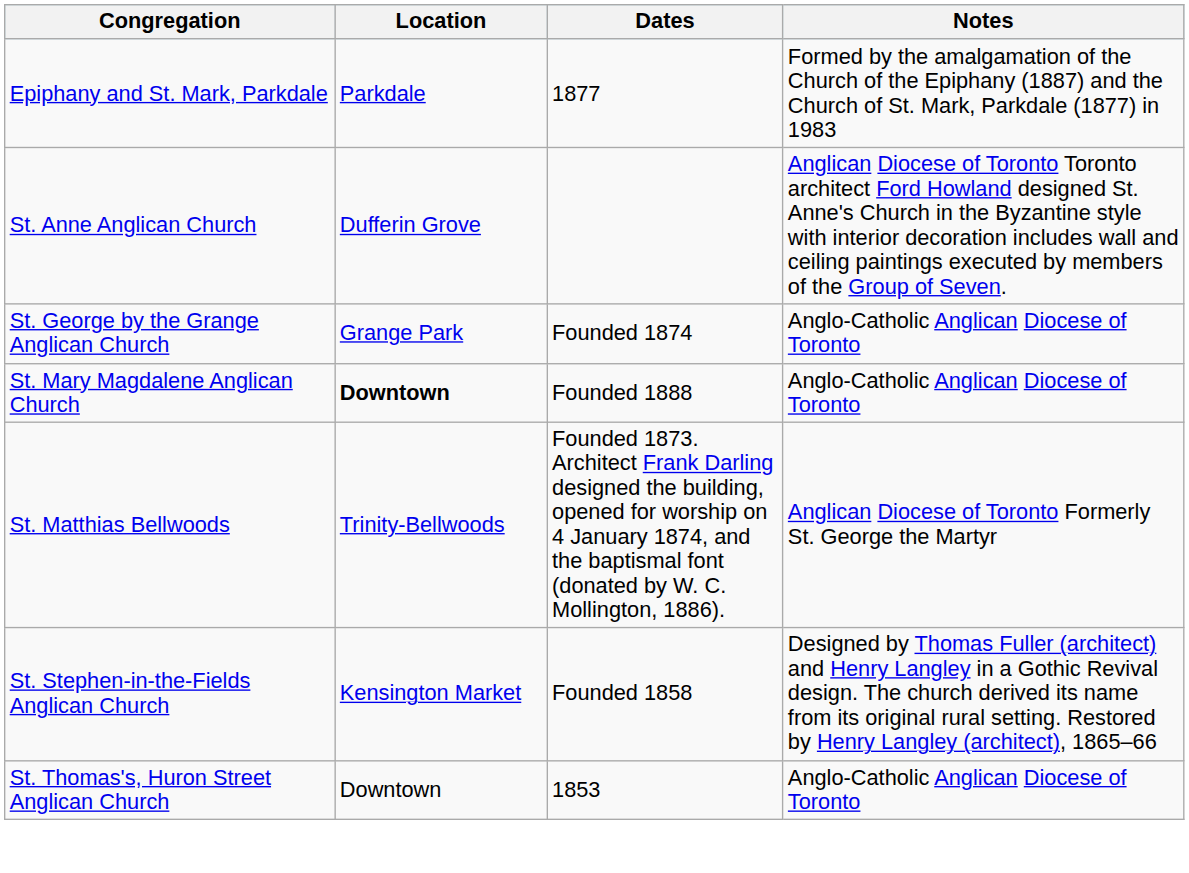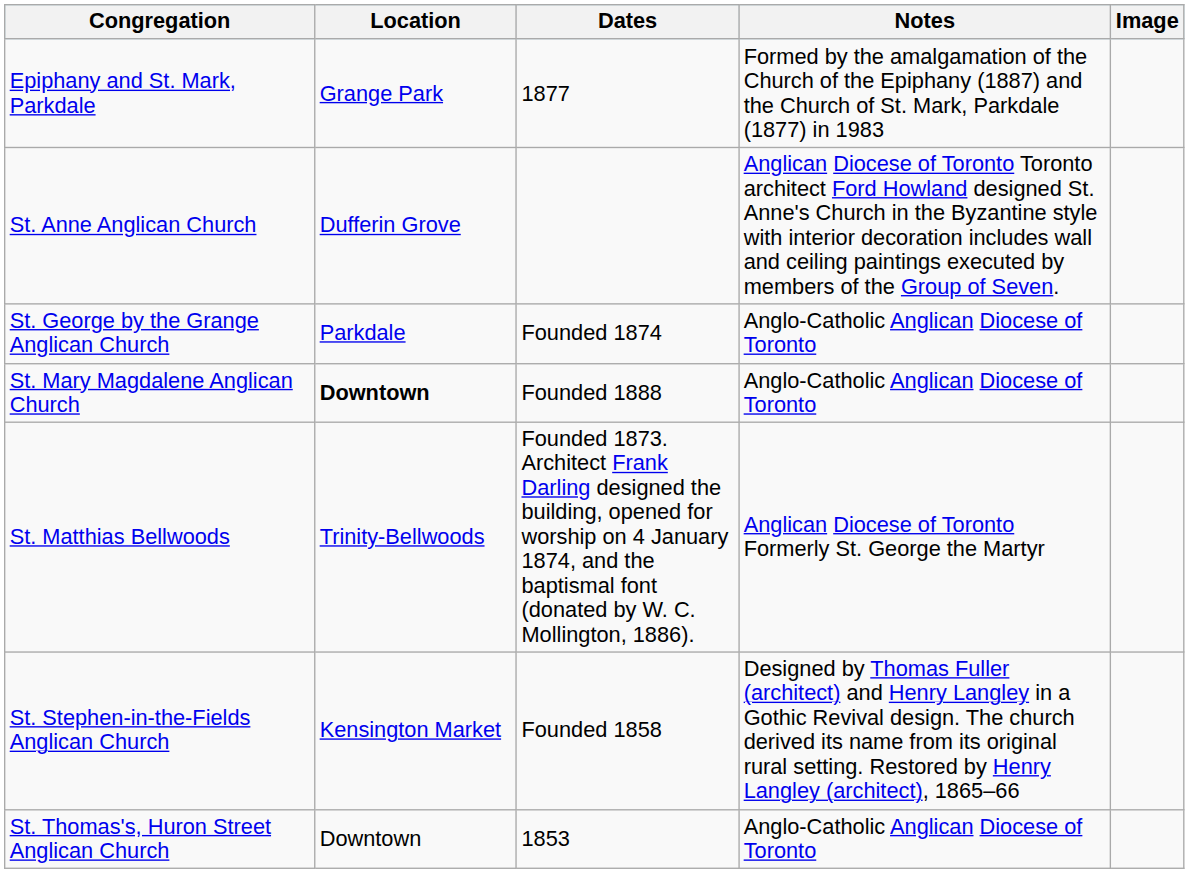+ column: (1147, 21)
(383, 92) Parkdale -> (381, 92) Grange Park
(402, 333) Grange Park -> (363, 333) Parkdale
